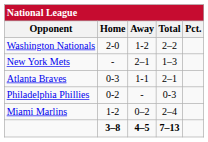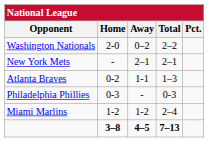(142, 46) 1-2 -> (142, 46) 0–2
(170, 62) 1–3 -> (170, 62) 2–1
(113, 79) 0-3 -> (113, 79) 0-2
(170, 79) 2–1 -> (170, 79) 1–3
(113, 95) 0-2 -> (113, 95) 0-3
(142, 112) 0–2 -> (142, 112) 1-2
